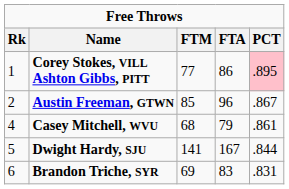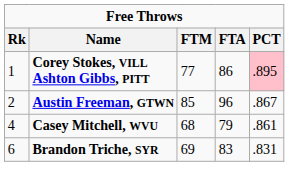- row: (89, 149)
